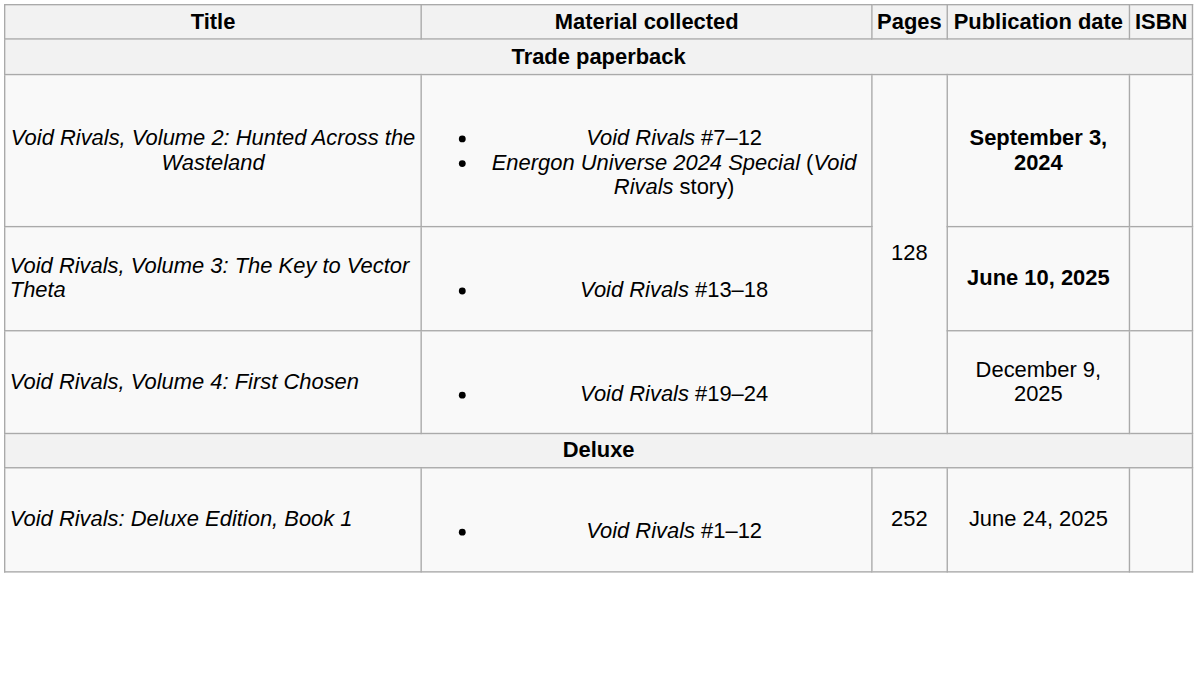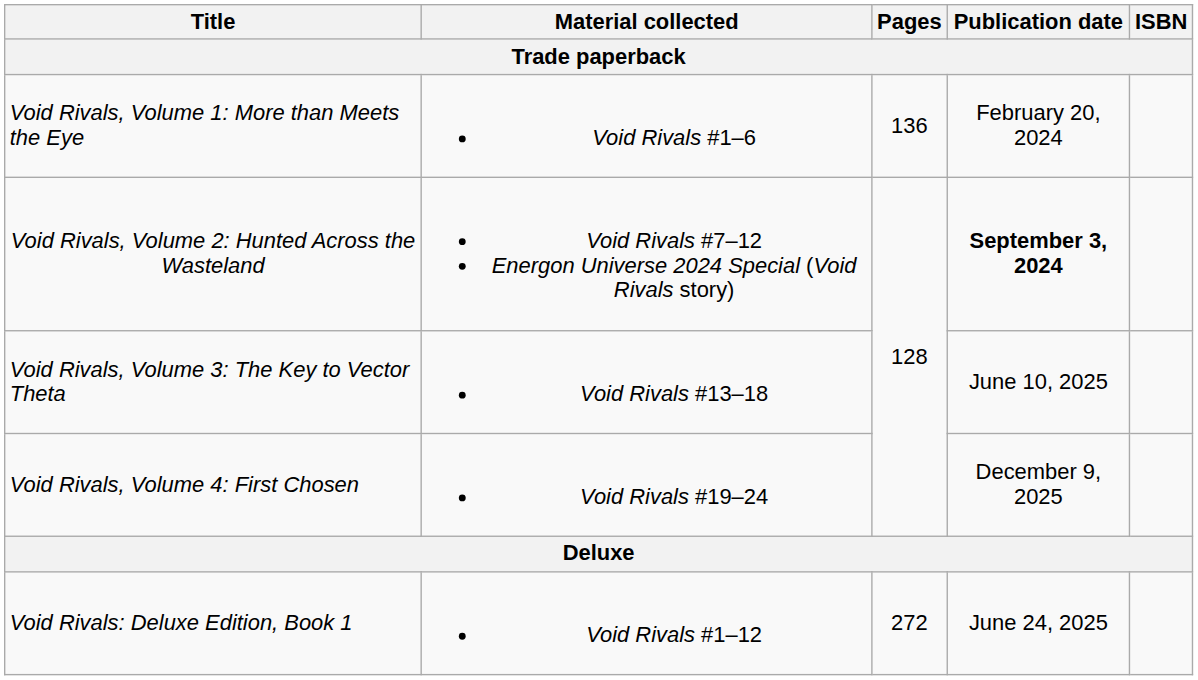+ row: (204, 125)
(1038, 278) bold -> (1038, 381) normal
(909, 519) 252 -> (909, 622) 272
